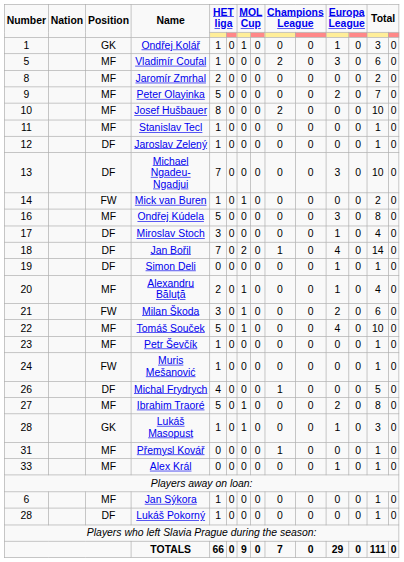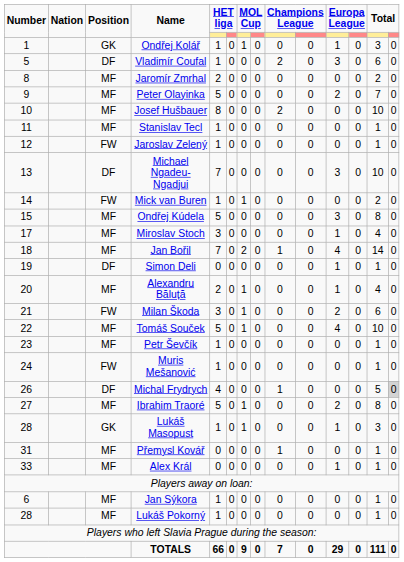(108, 62) MF -> (108, 62) DF
(108, 144) DF -> (108, 144) FW
(26, 217) 16 -> (26, 217) 15
(108, 234) DF -> (108, 234) MF
(108, 250) DF -> (108, 250) MF
(394, 389) no background -> (394, 389) lightgrey background
(108, 516) DF -> (108, 516) MF
